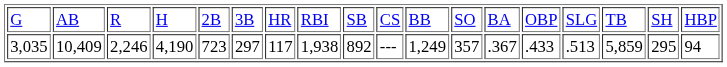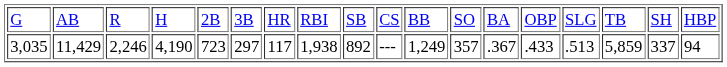(79, 46) 10,409 -> (79, 46) 11,429
(664, 46) 295 -> (663, 46) 337
